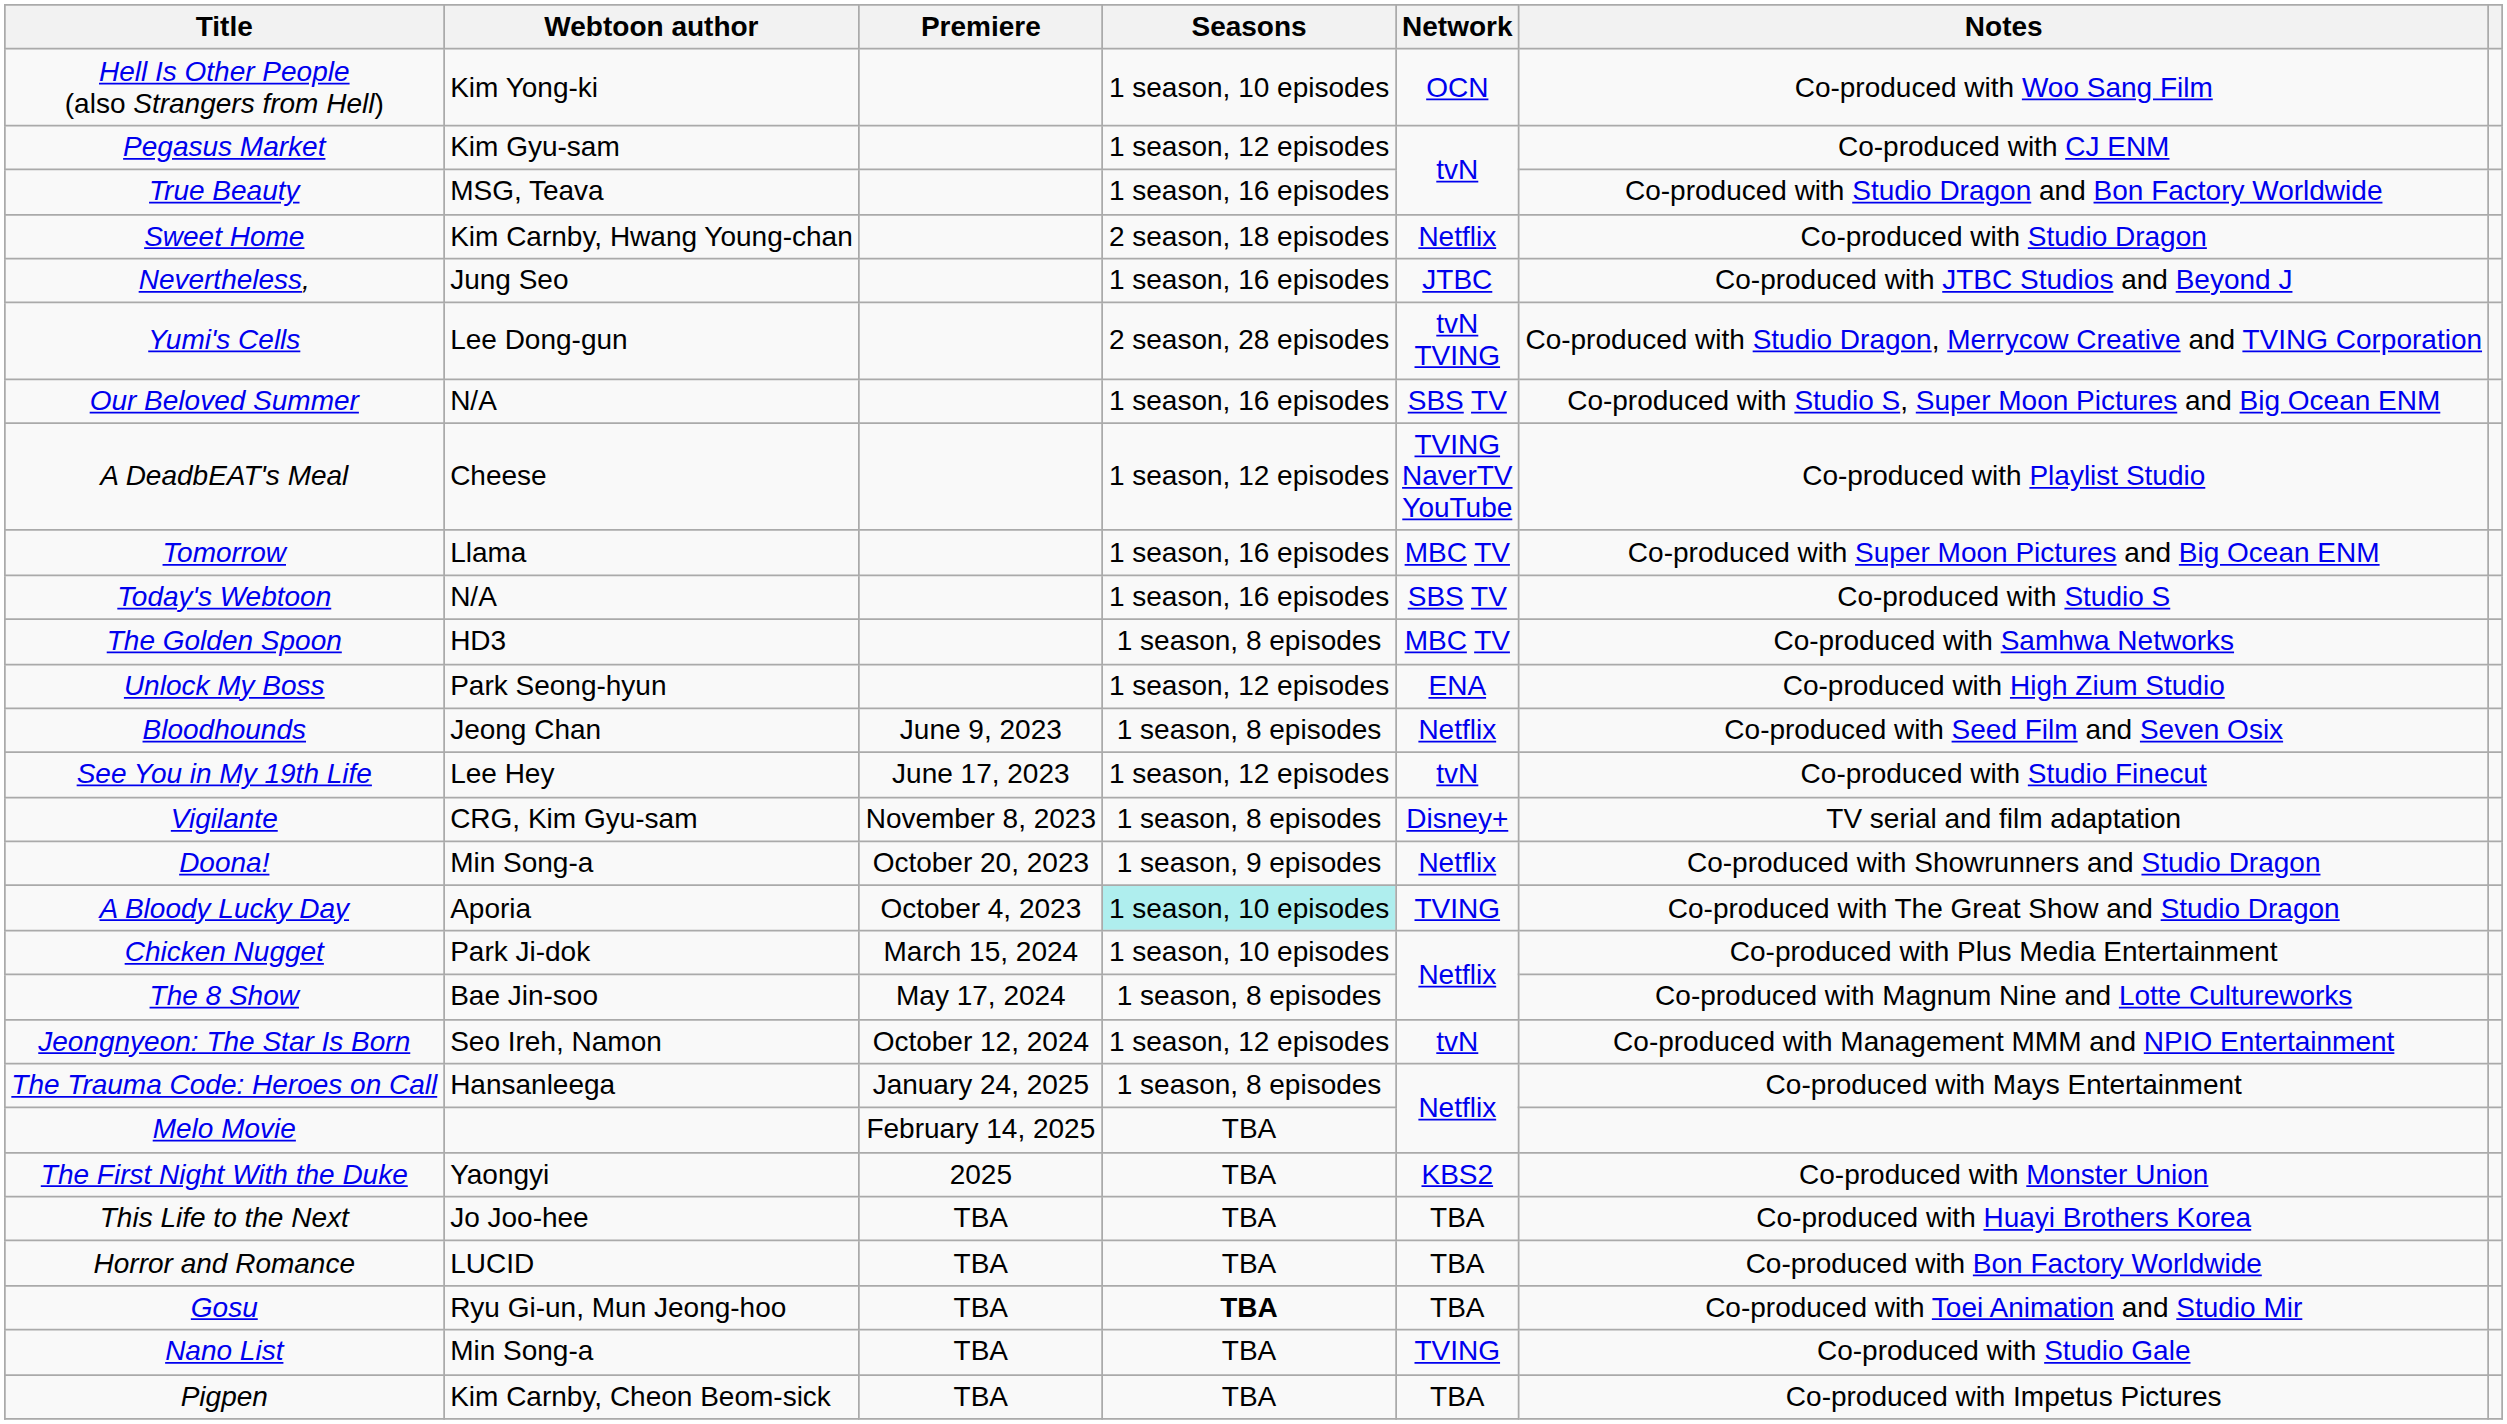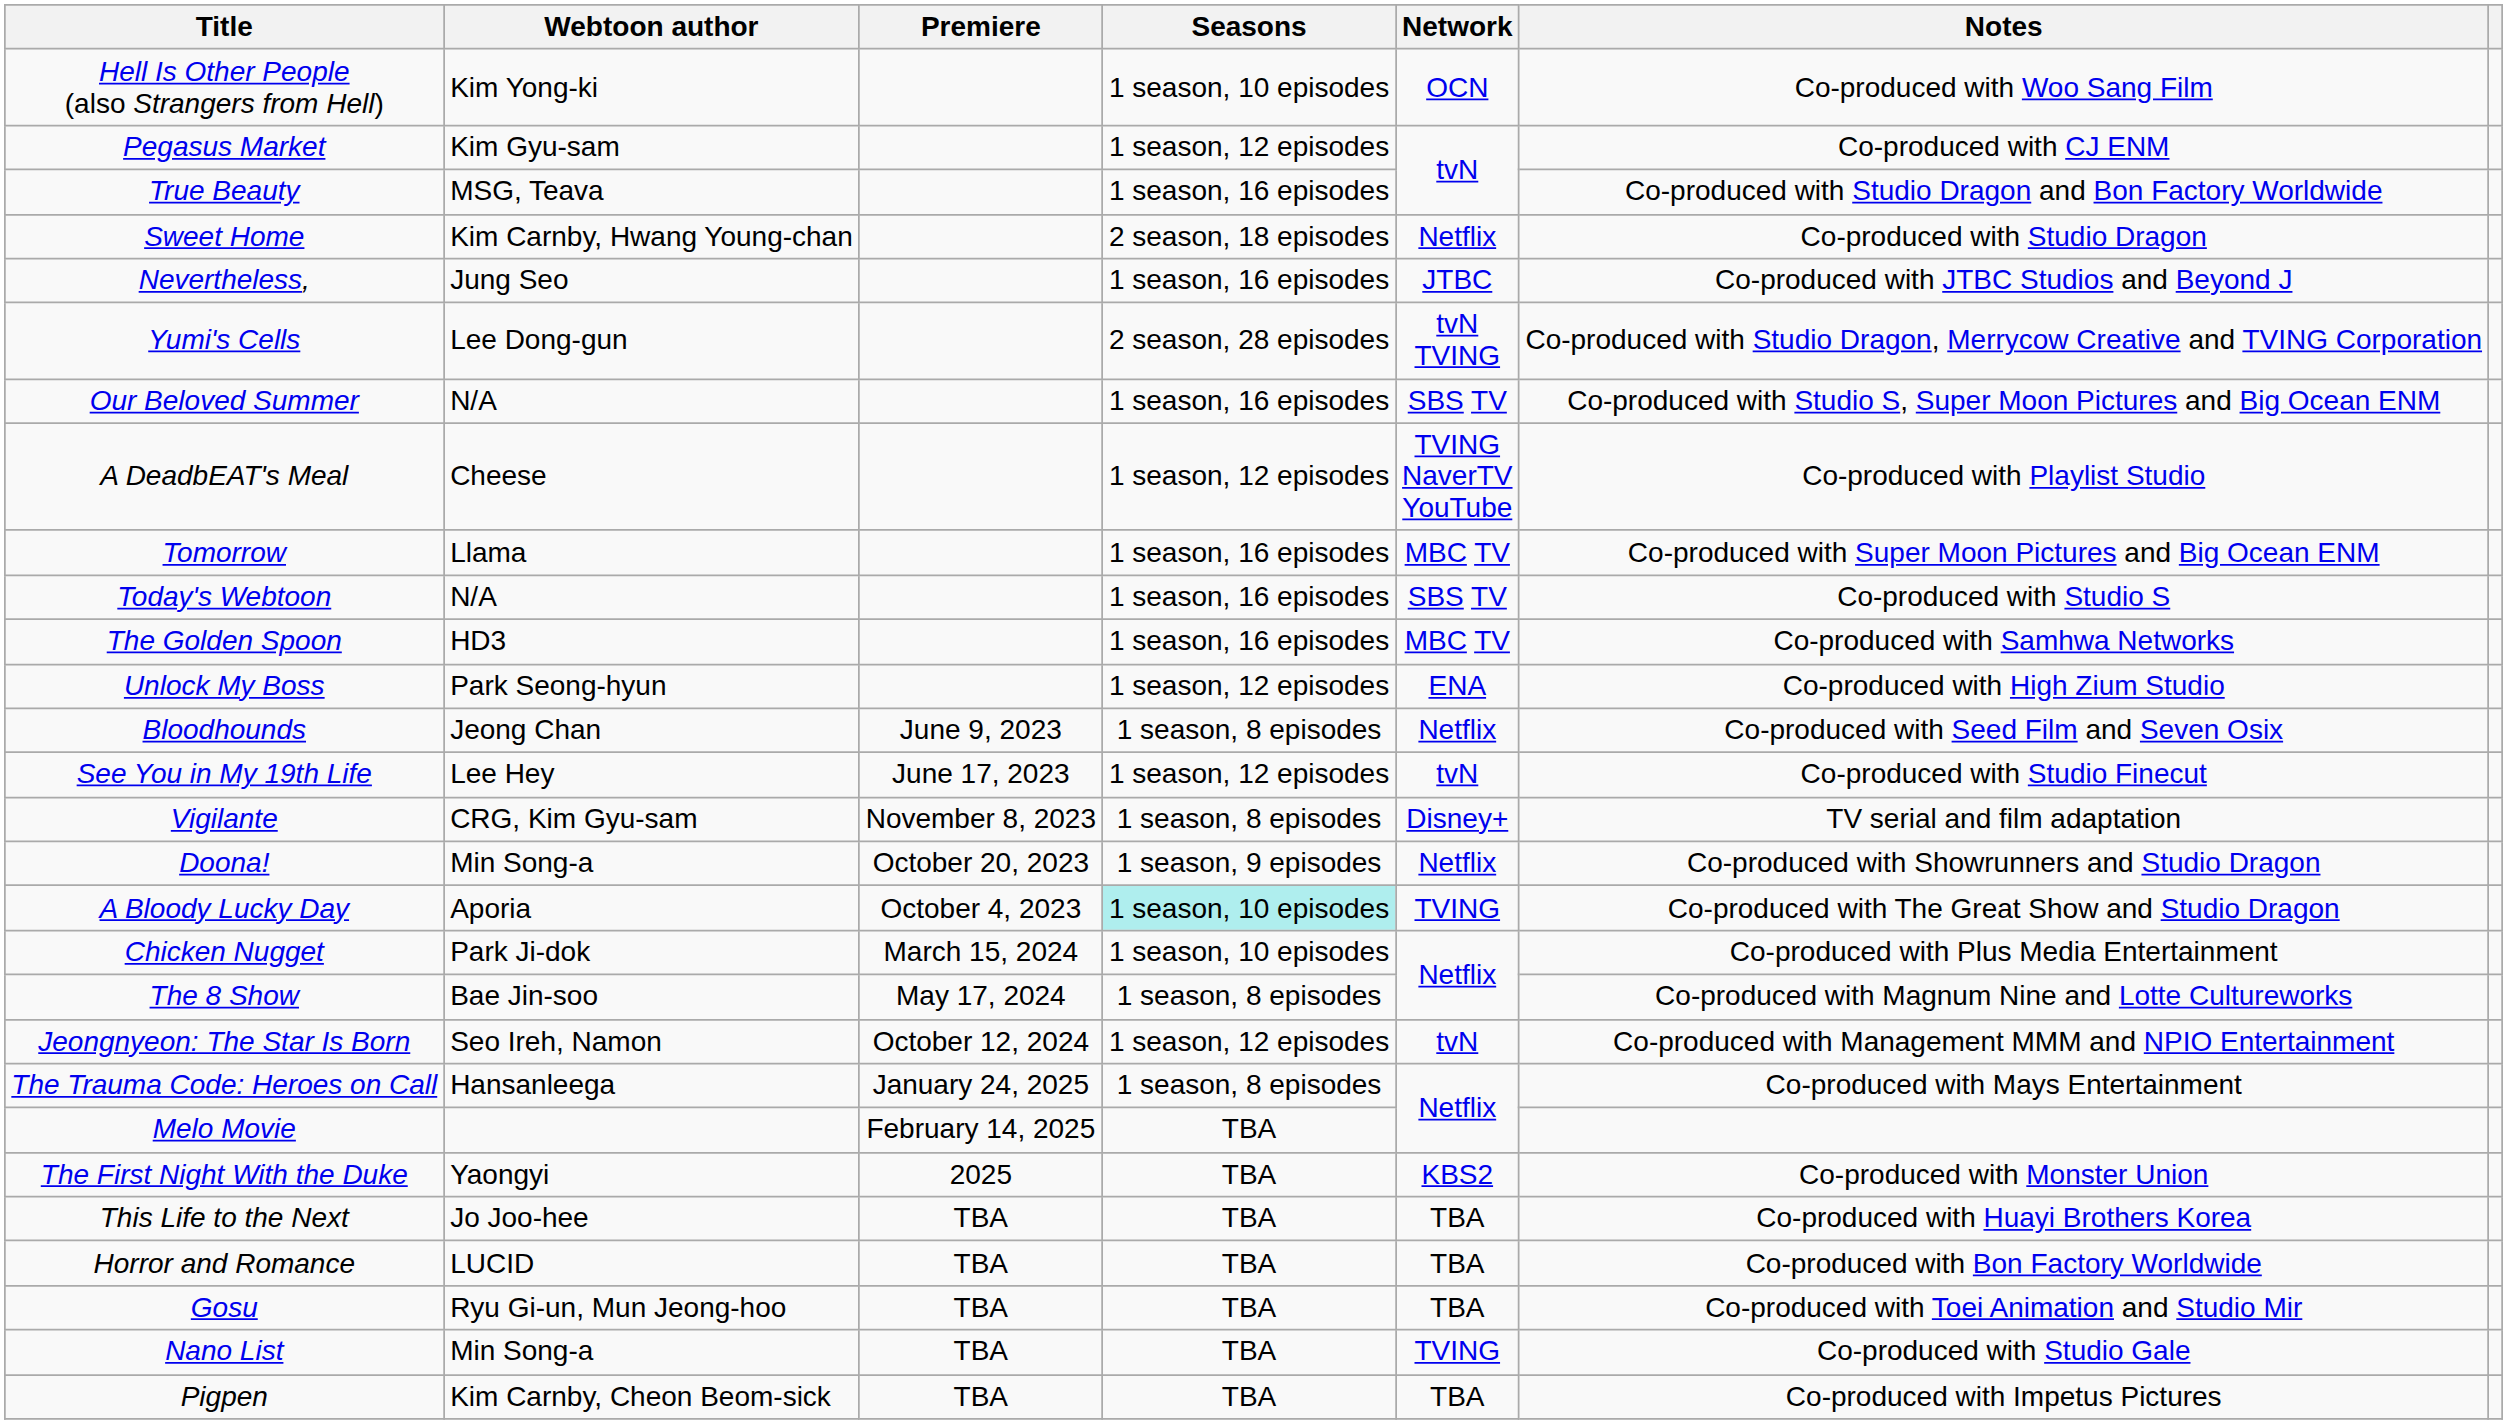(1249, 641) 1 season, 8 episodes -> (1249, 641) 1 season, 16 episodes
(1249, 1307) bold -> (1249, 1307) normal
